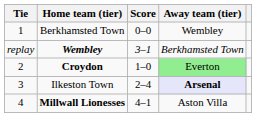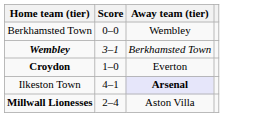- column: (21, 13)
(202, 66) lightgreen background -> (170, 66) no background
(143, 84) 2–4 -> (111, 84) 4–1
(143, 102) 4–1 -> (111, 102) 2–4
